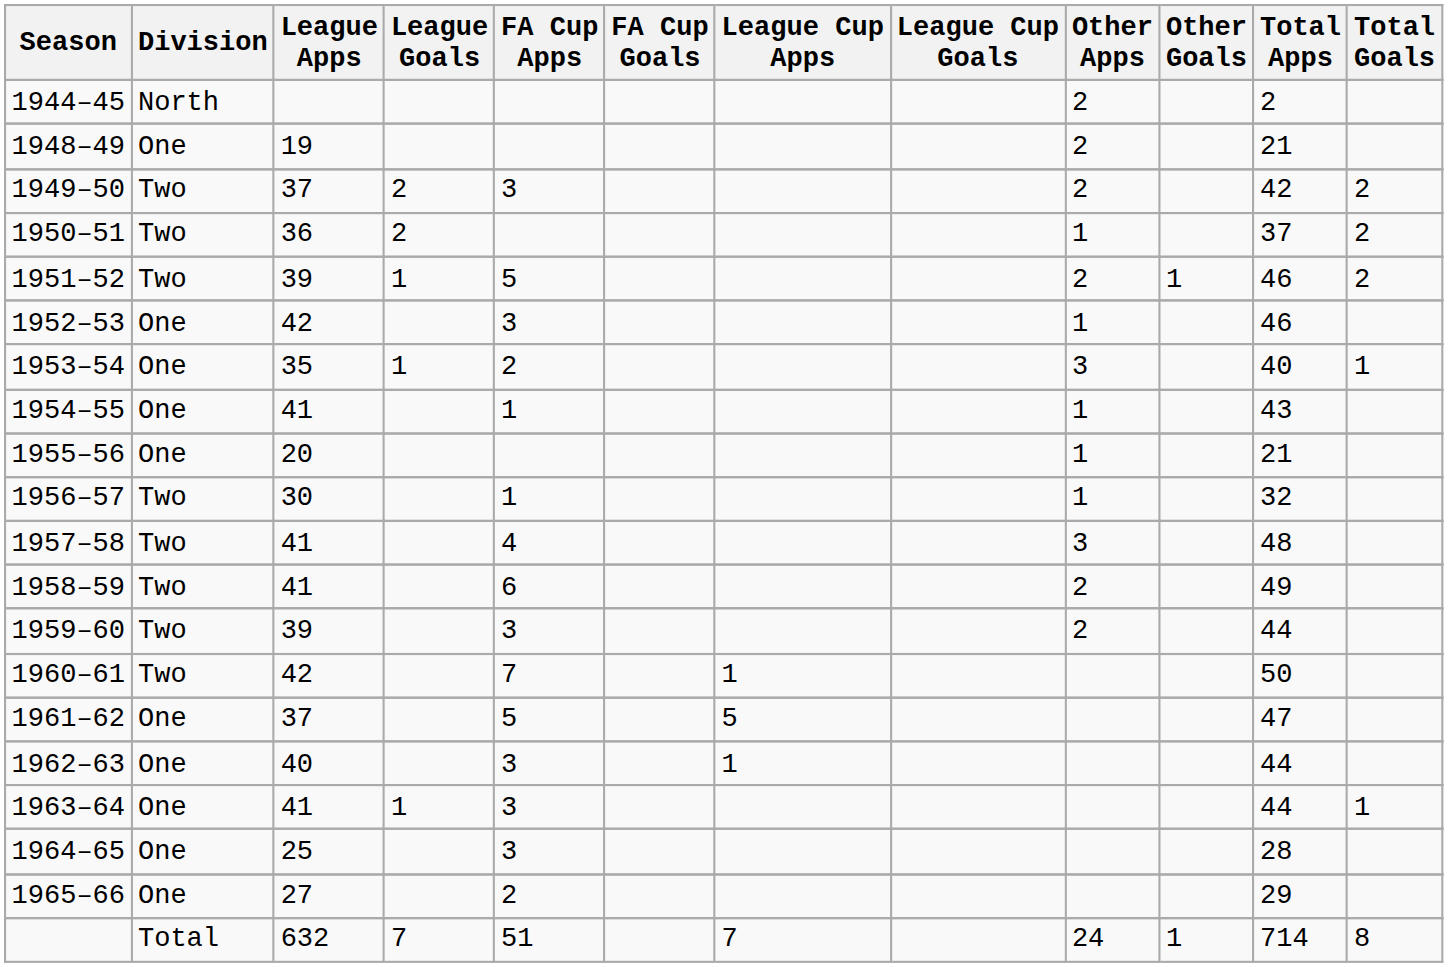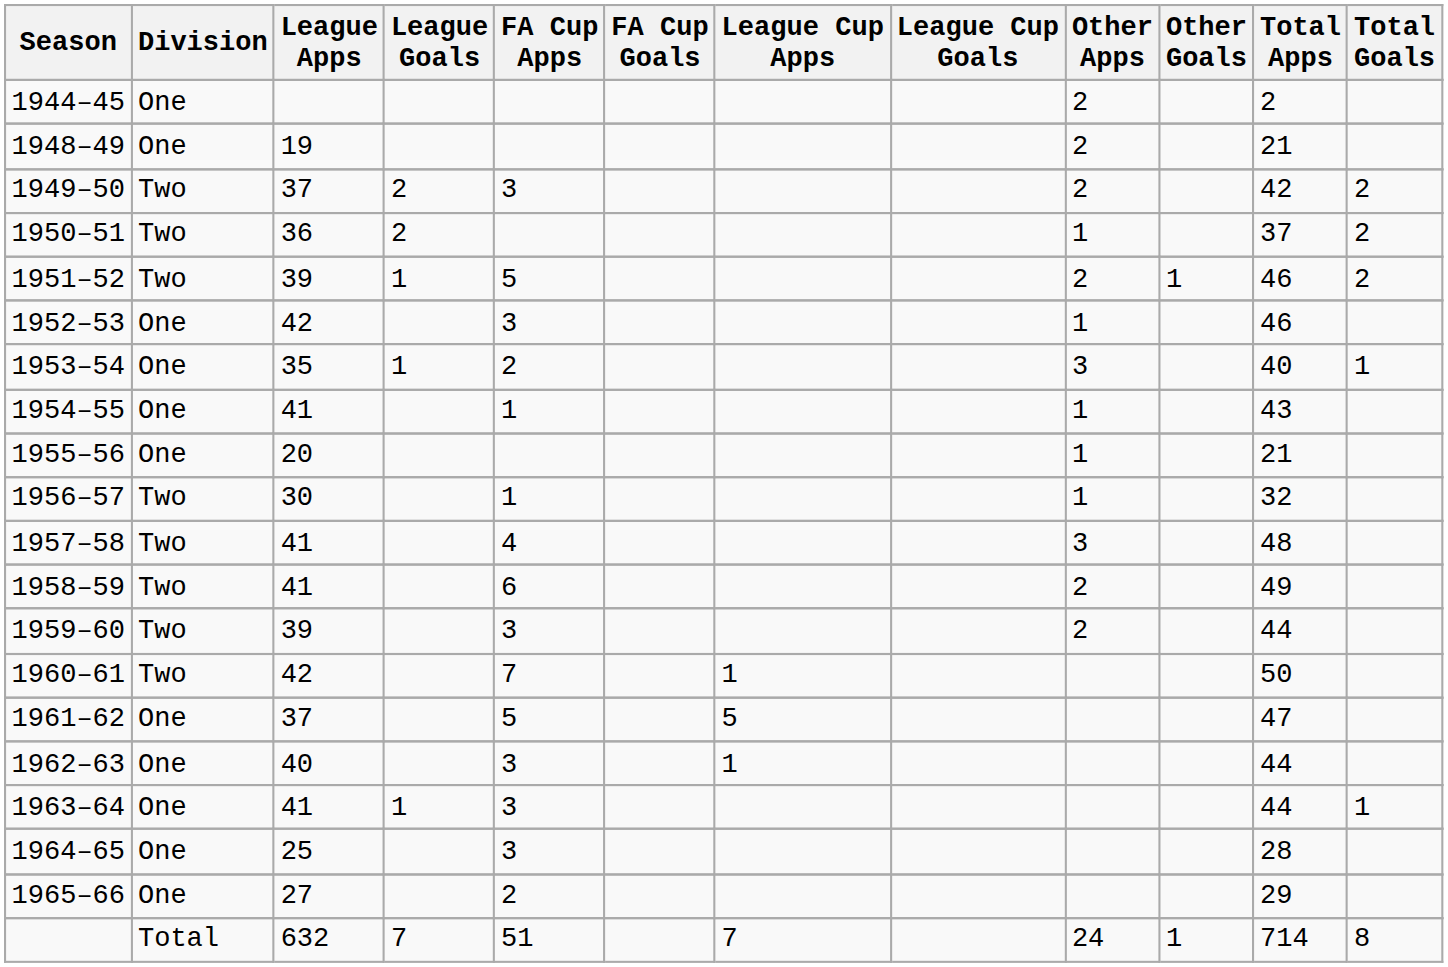(179, 102) North -> (162, 102) One
